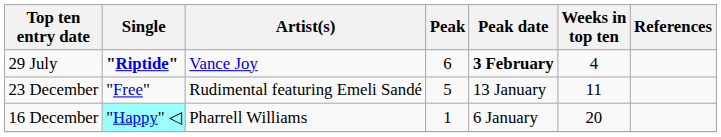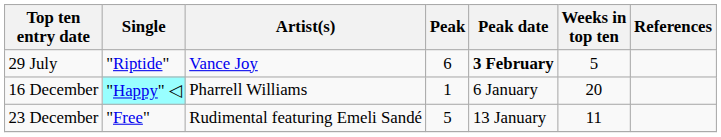(142, 63) bold -> (138, 63) normal
(594, 63) 4 -> (594, 63) 5
rows swapped: (53, 117) <-> (53, 90)
